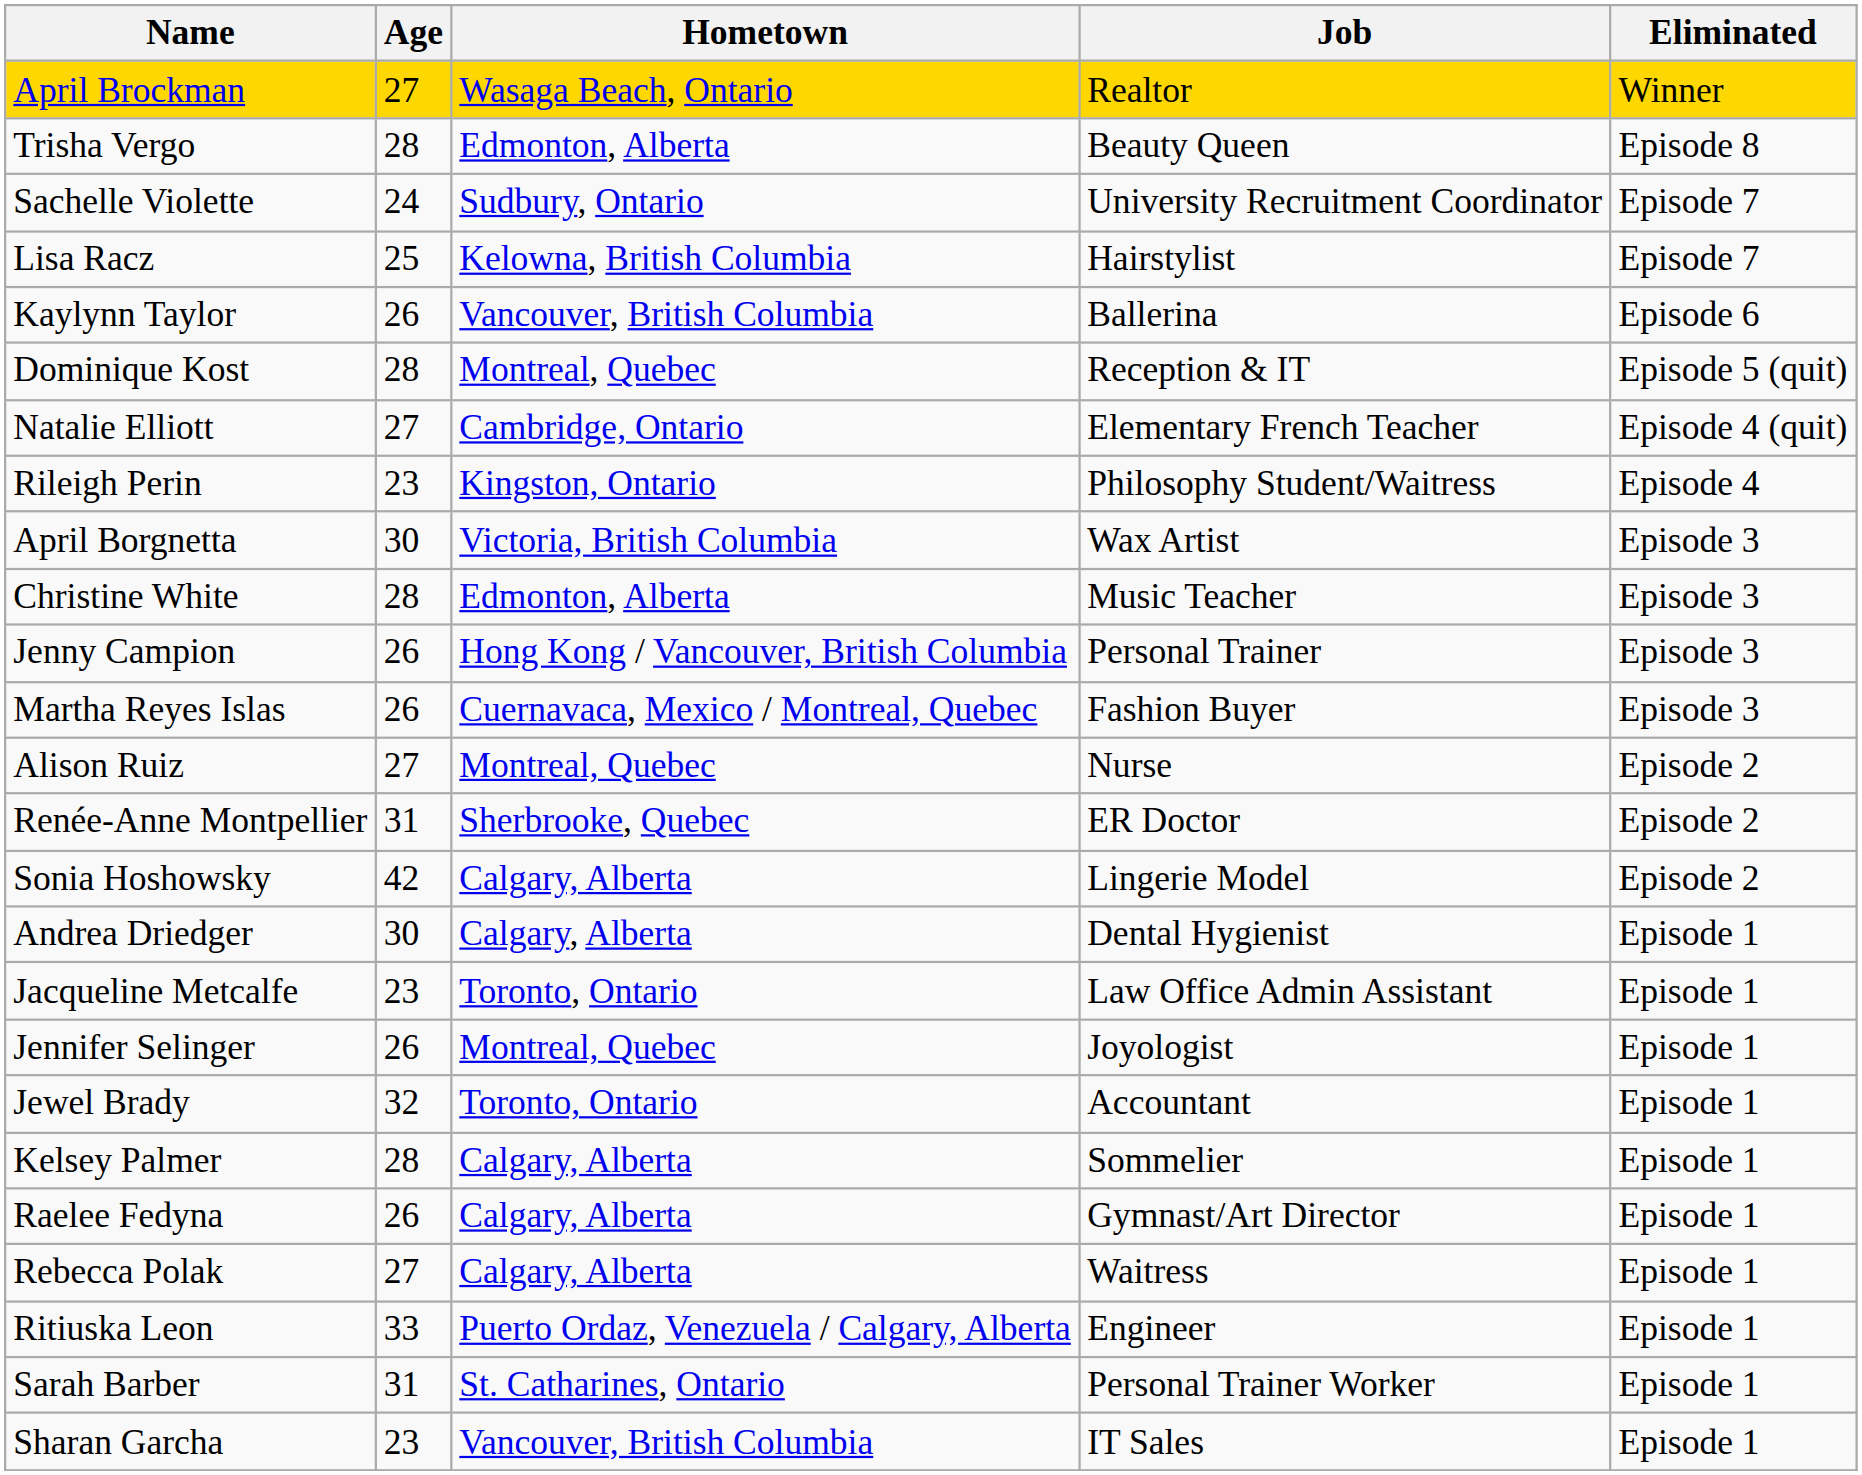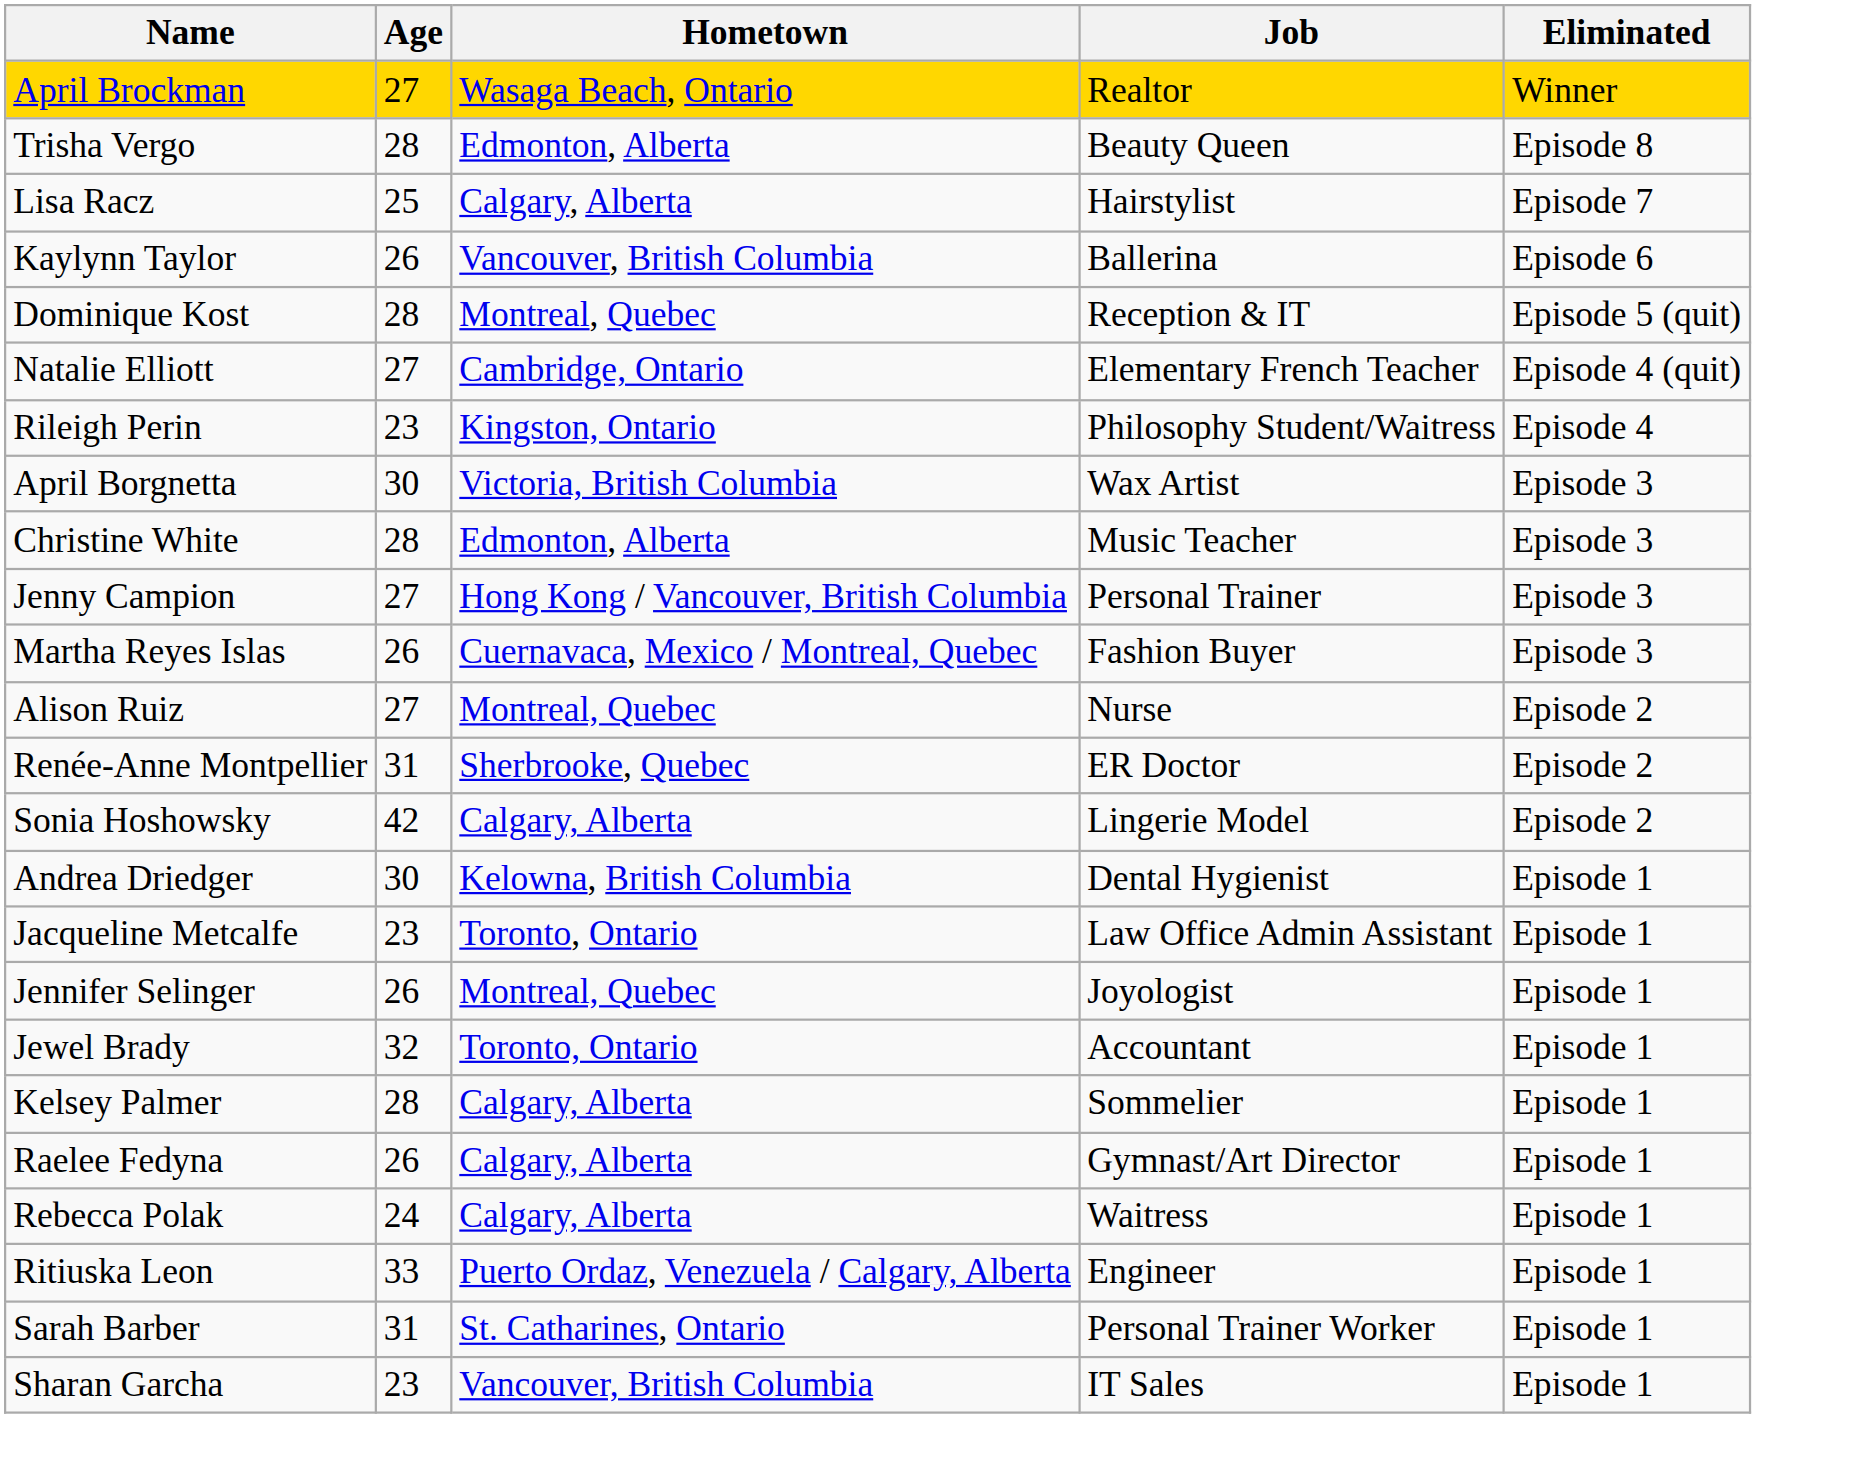- row: (134, 201)
(655, 257) Kelowna, British Columbia -> (576, 201) Calgary, Alberta
(402, 652) 26 -> (402, 595) 27
(576, 933) Calgary, Alberta -> (655, 877) Kelowna, British Columbia
(402, 1271) 27 -> (402, 1215) 24
